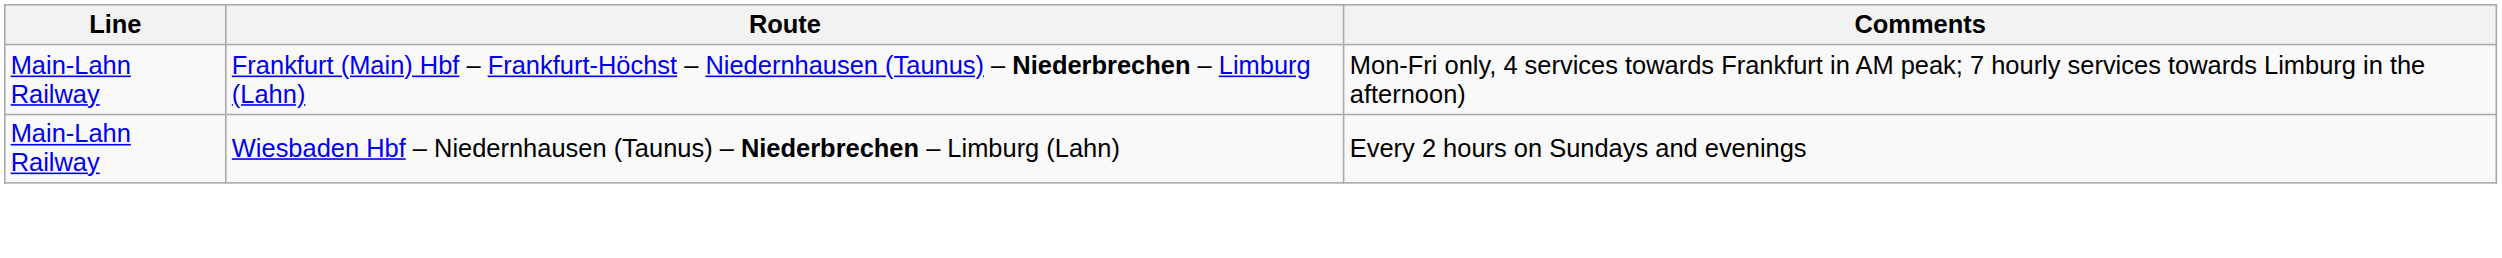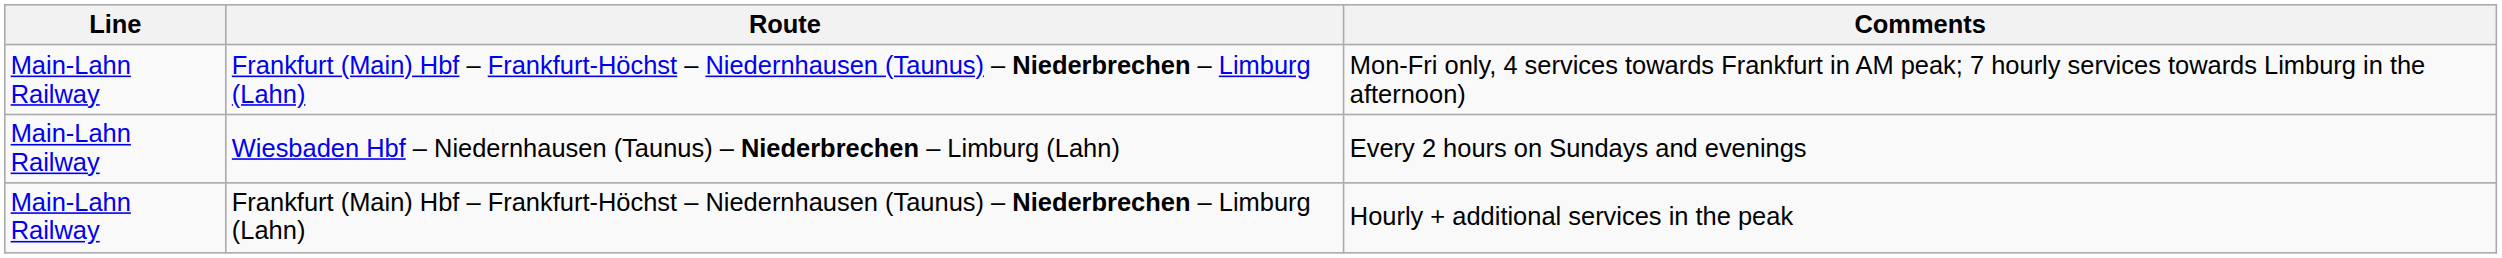+ row: (1571, 217)
